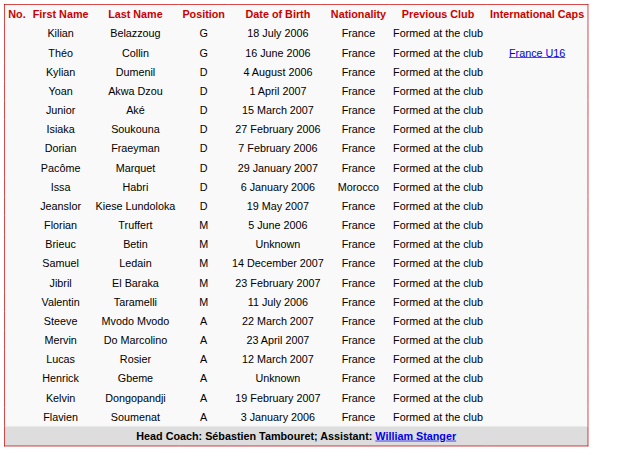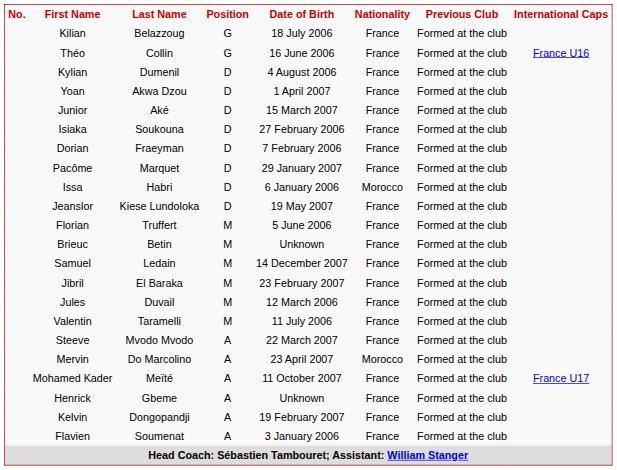+ row: (73, 302)
(358, 340) France -> (382, 359) Morocco
+ row: (73, 379)
- row: (61, 359)
